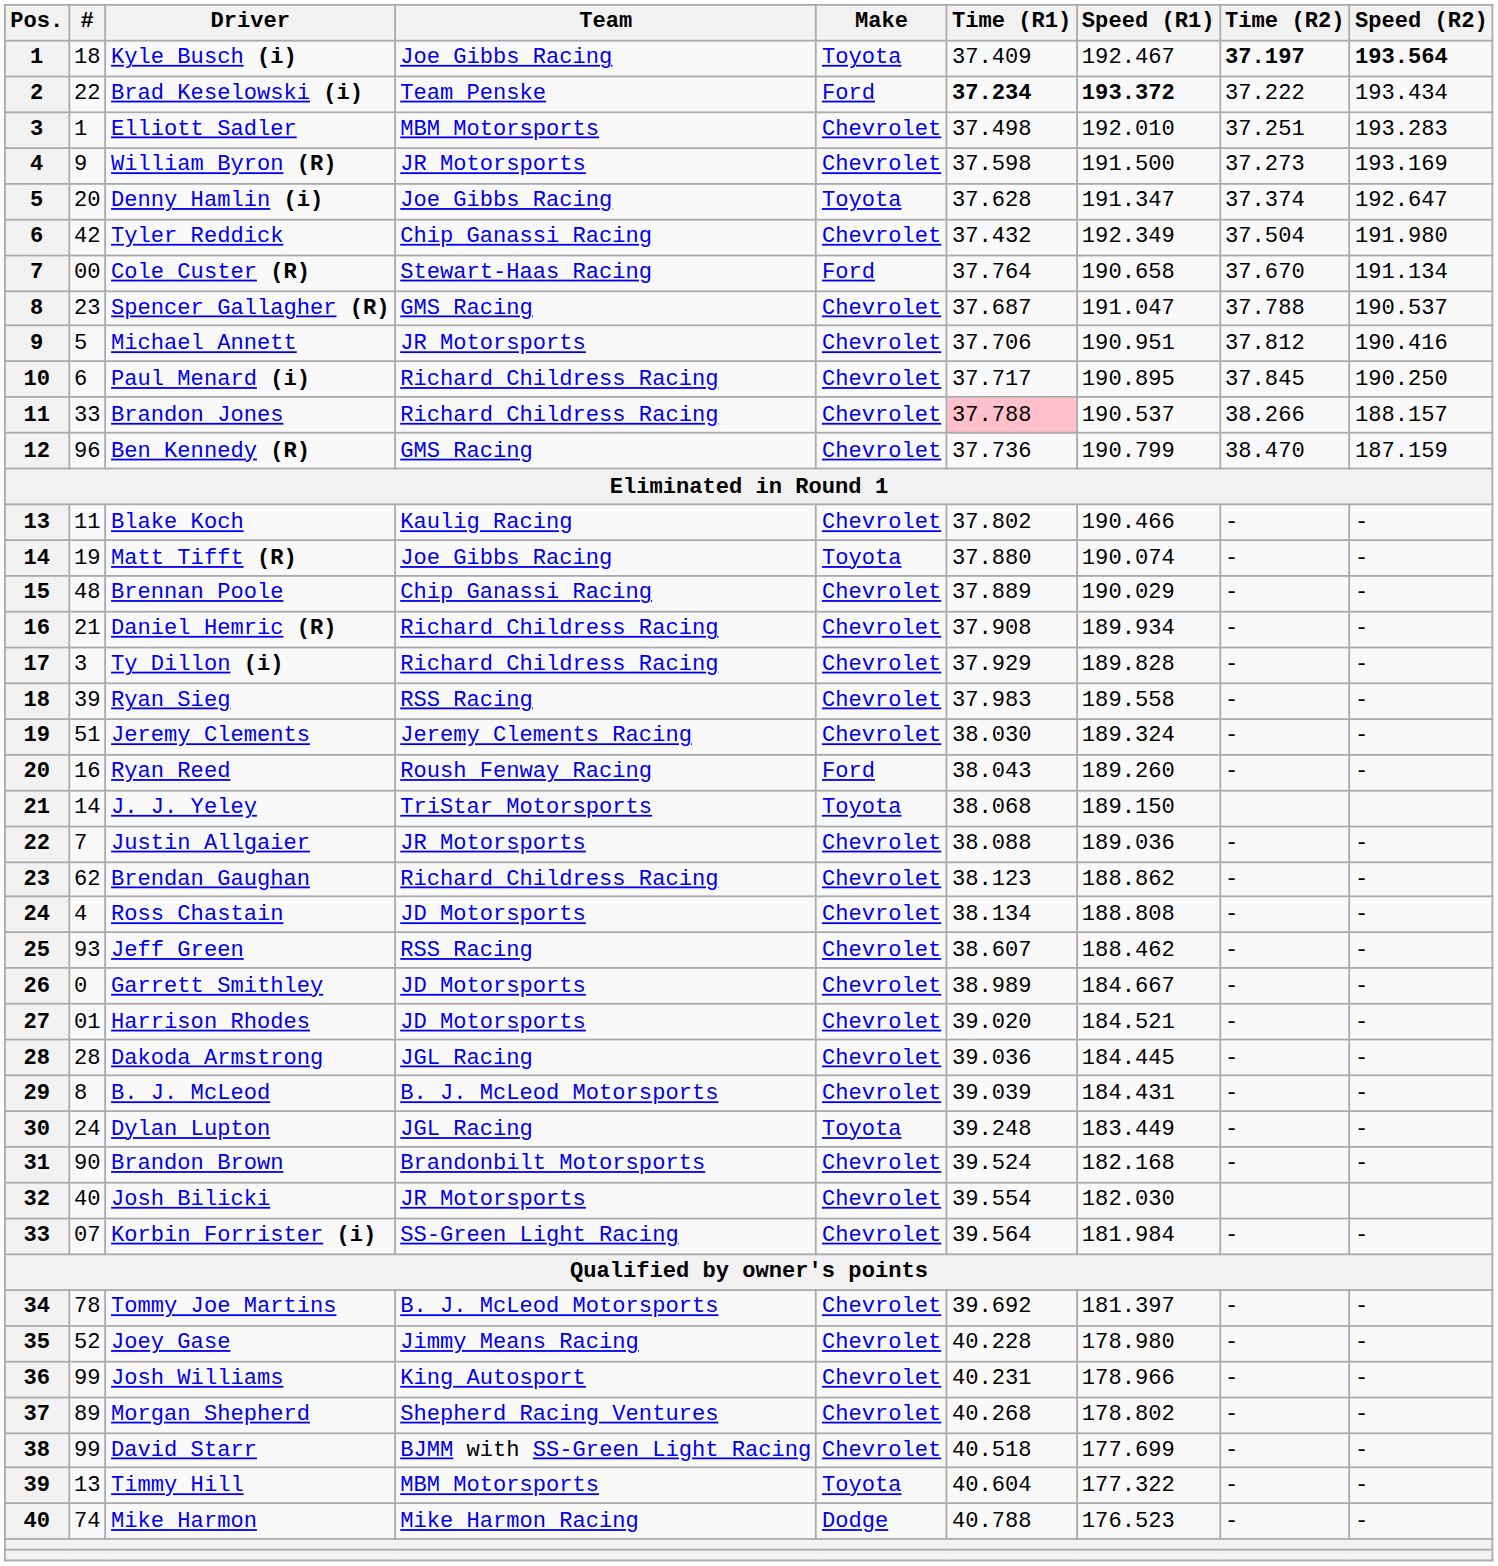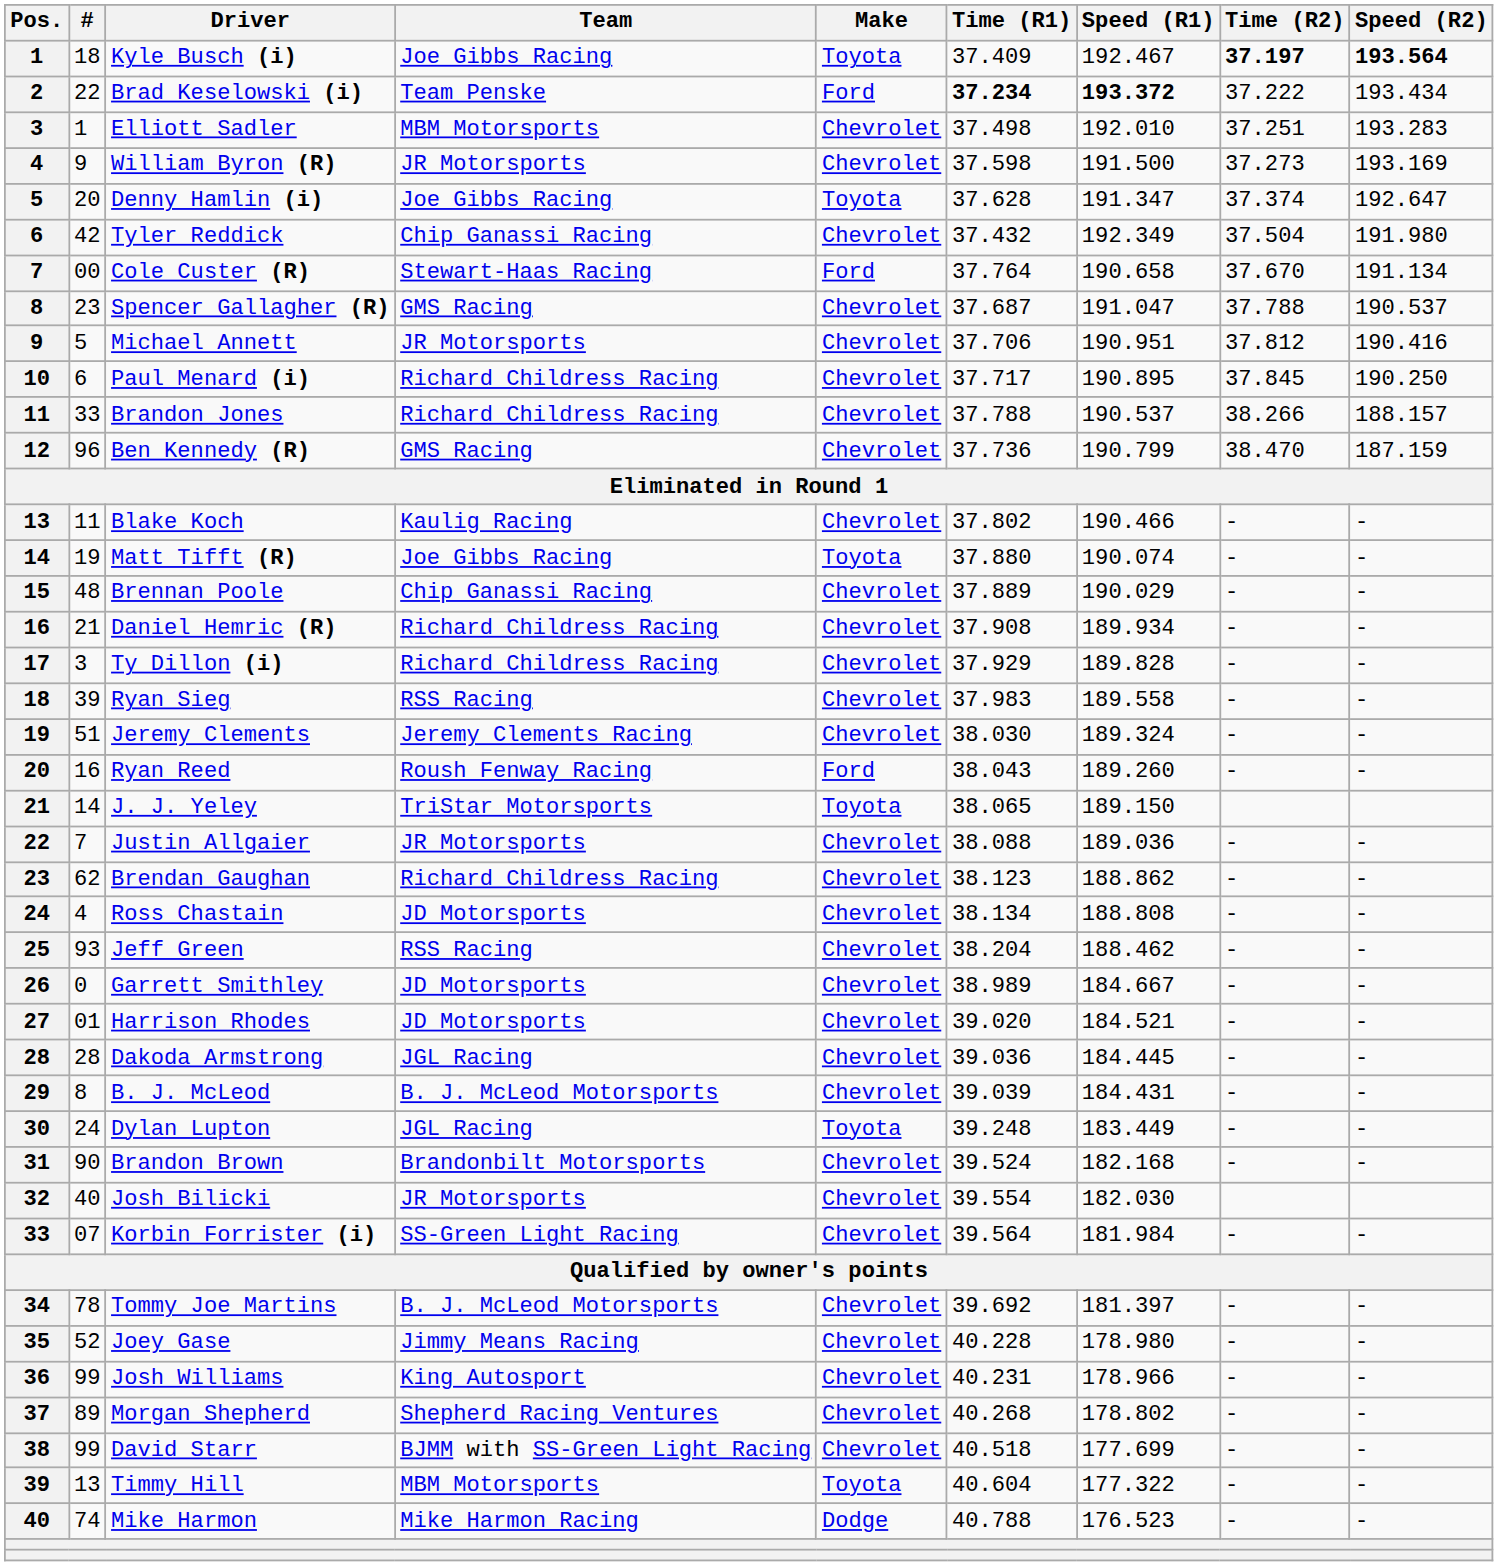(992, 416) pink background -> (992, 416) no background
(992, 808) 38.068 -> (992, 808) 38.065
(992, 951) 38.607 -> (992, 951) 38.204
